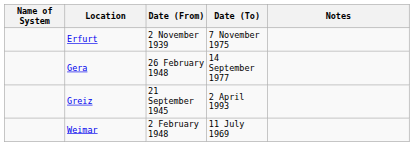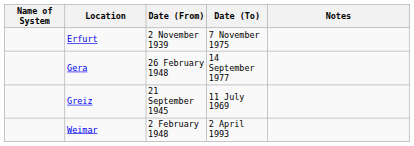(227, 101) 2 April 1993 -> (227, 101) 11 July 1969
(227, 130) 11 July 1969 -> (227, 130) 2 April 1993
